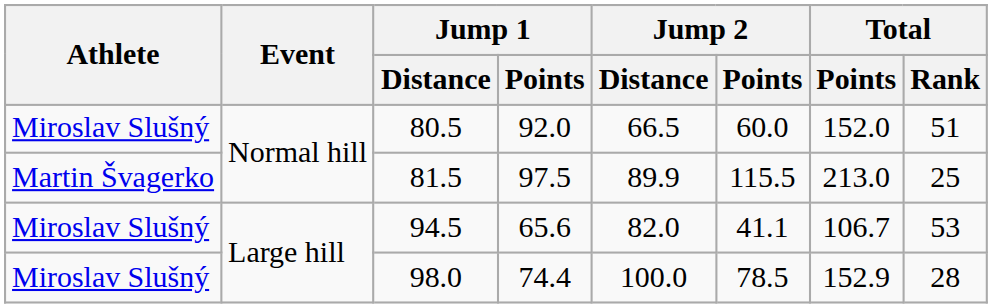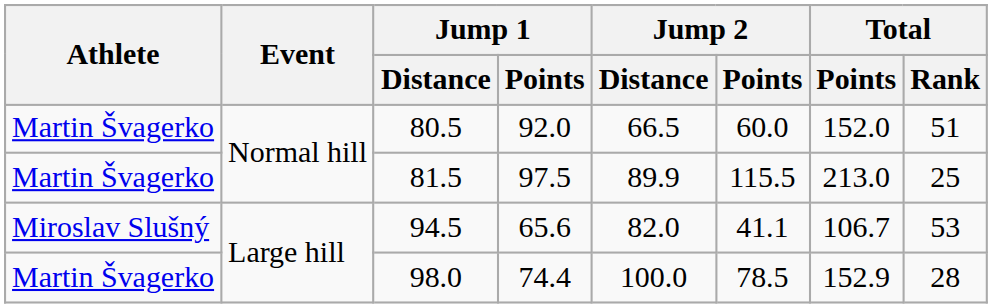(111, 128) Miroslav Slušný -> (113, 128) Martin Švagerko
(111, 276) Miroslav Slušný -> (113, 276) Martin Švagerko
